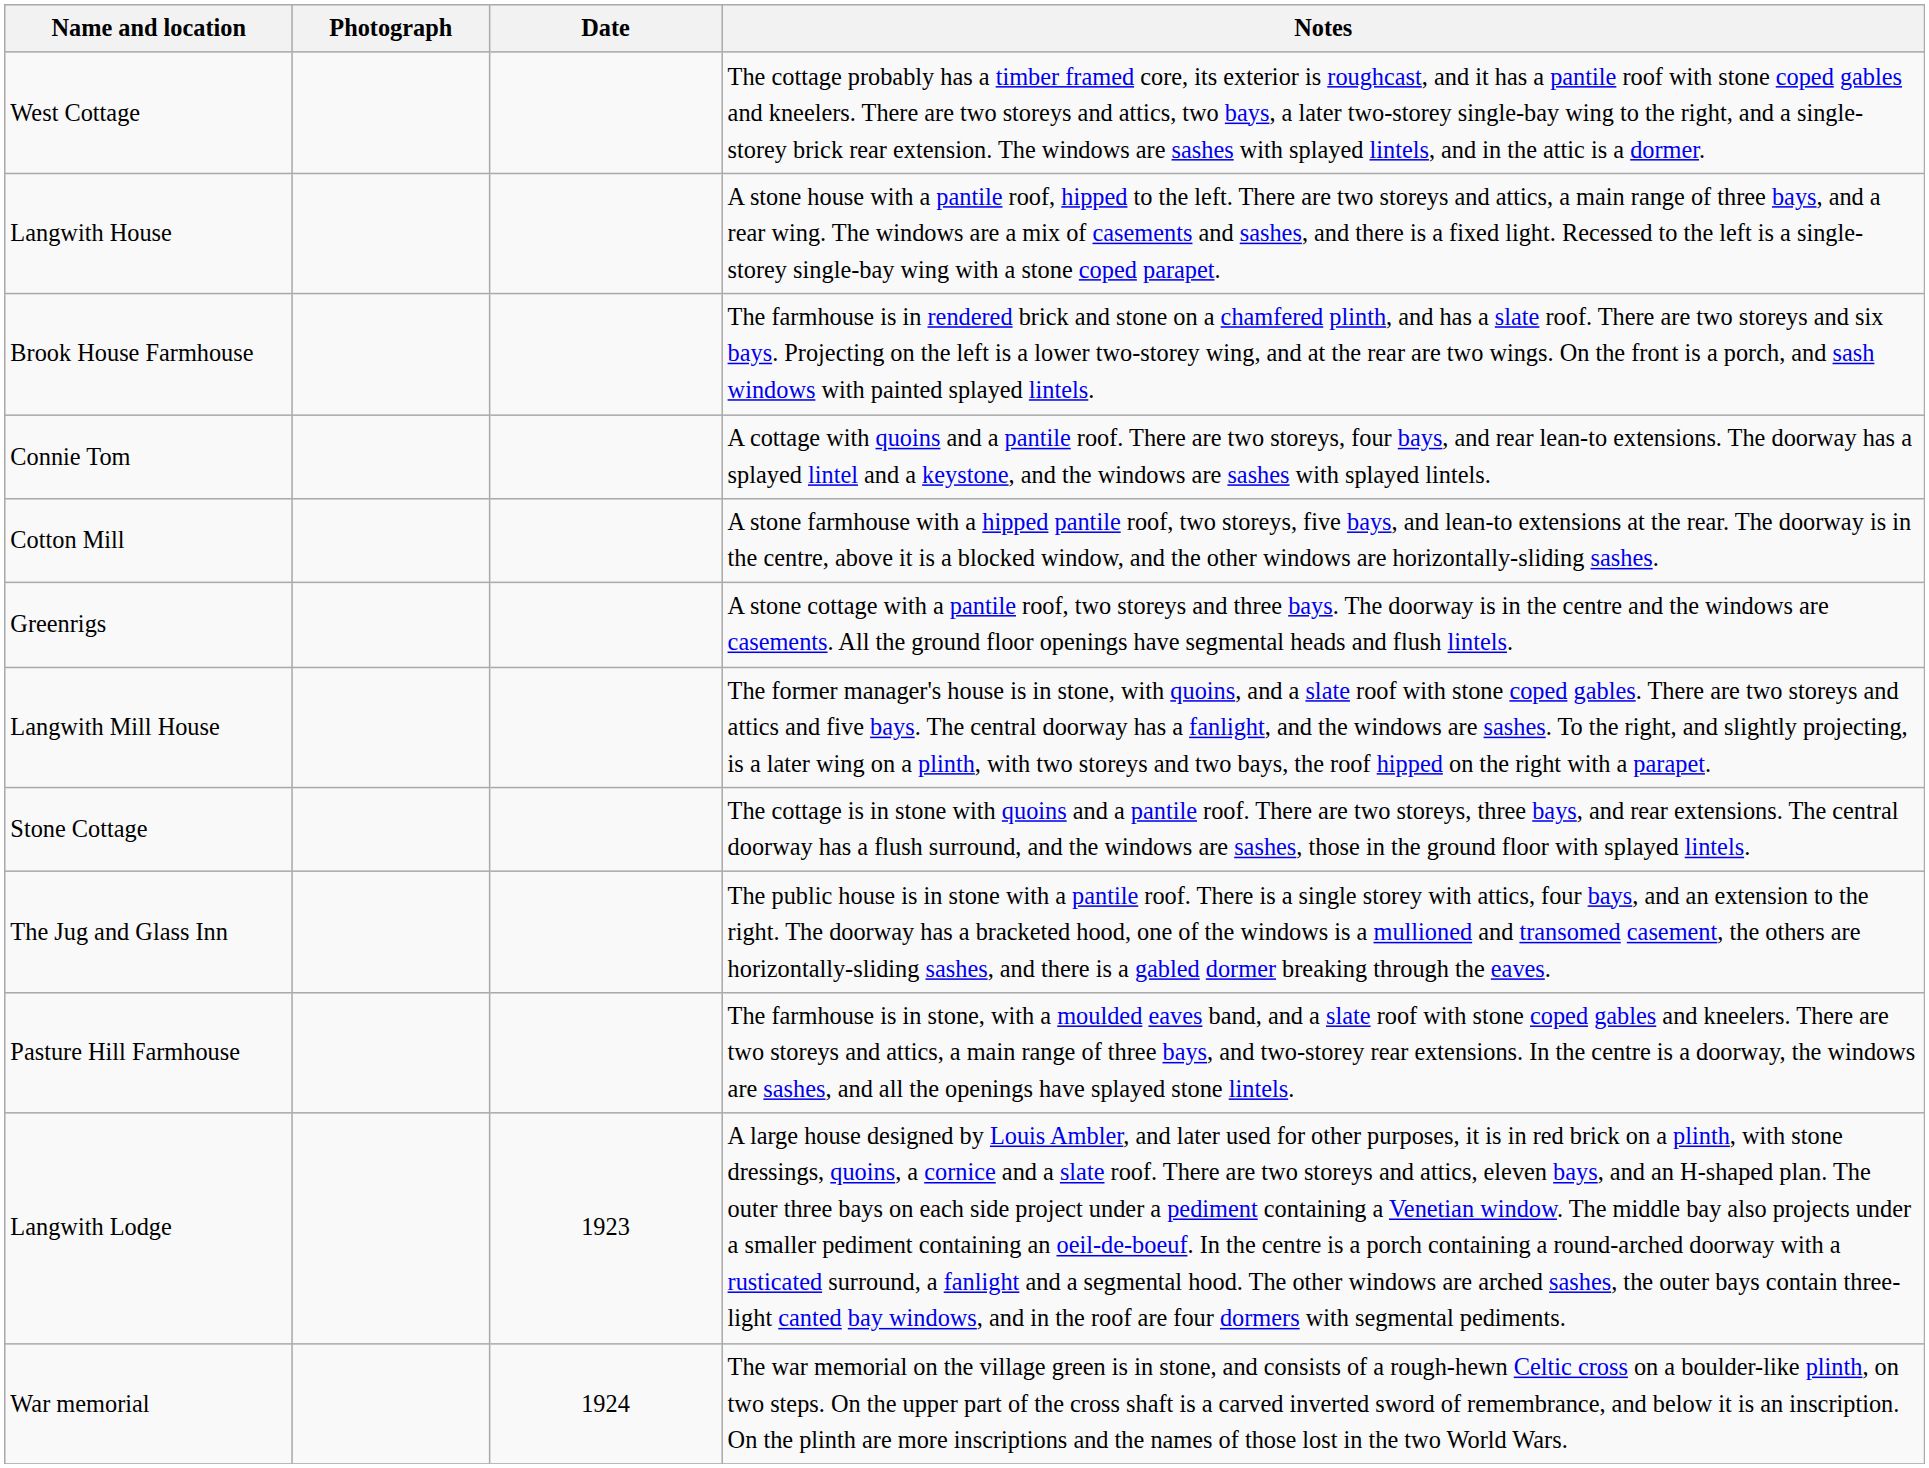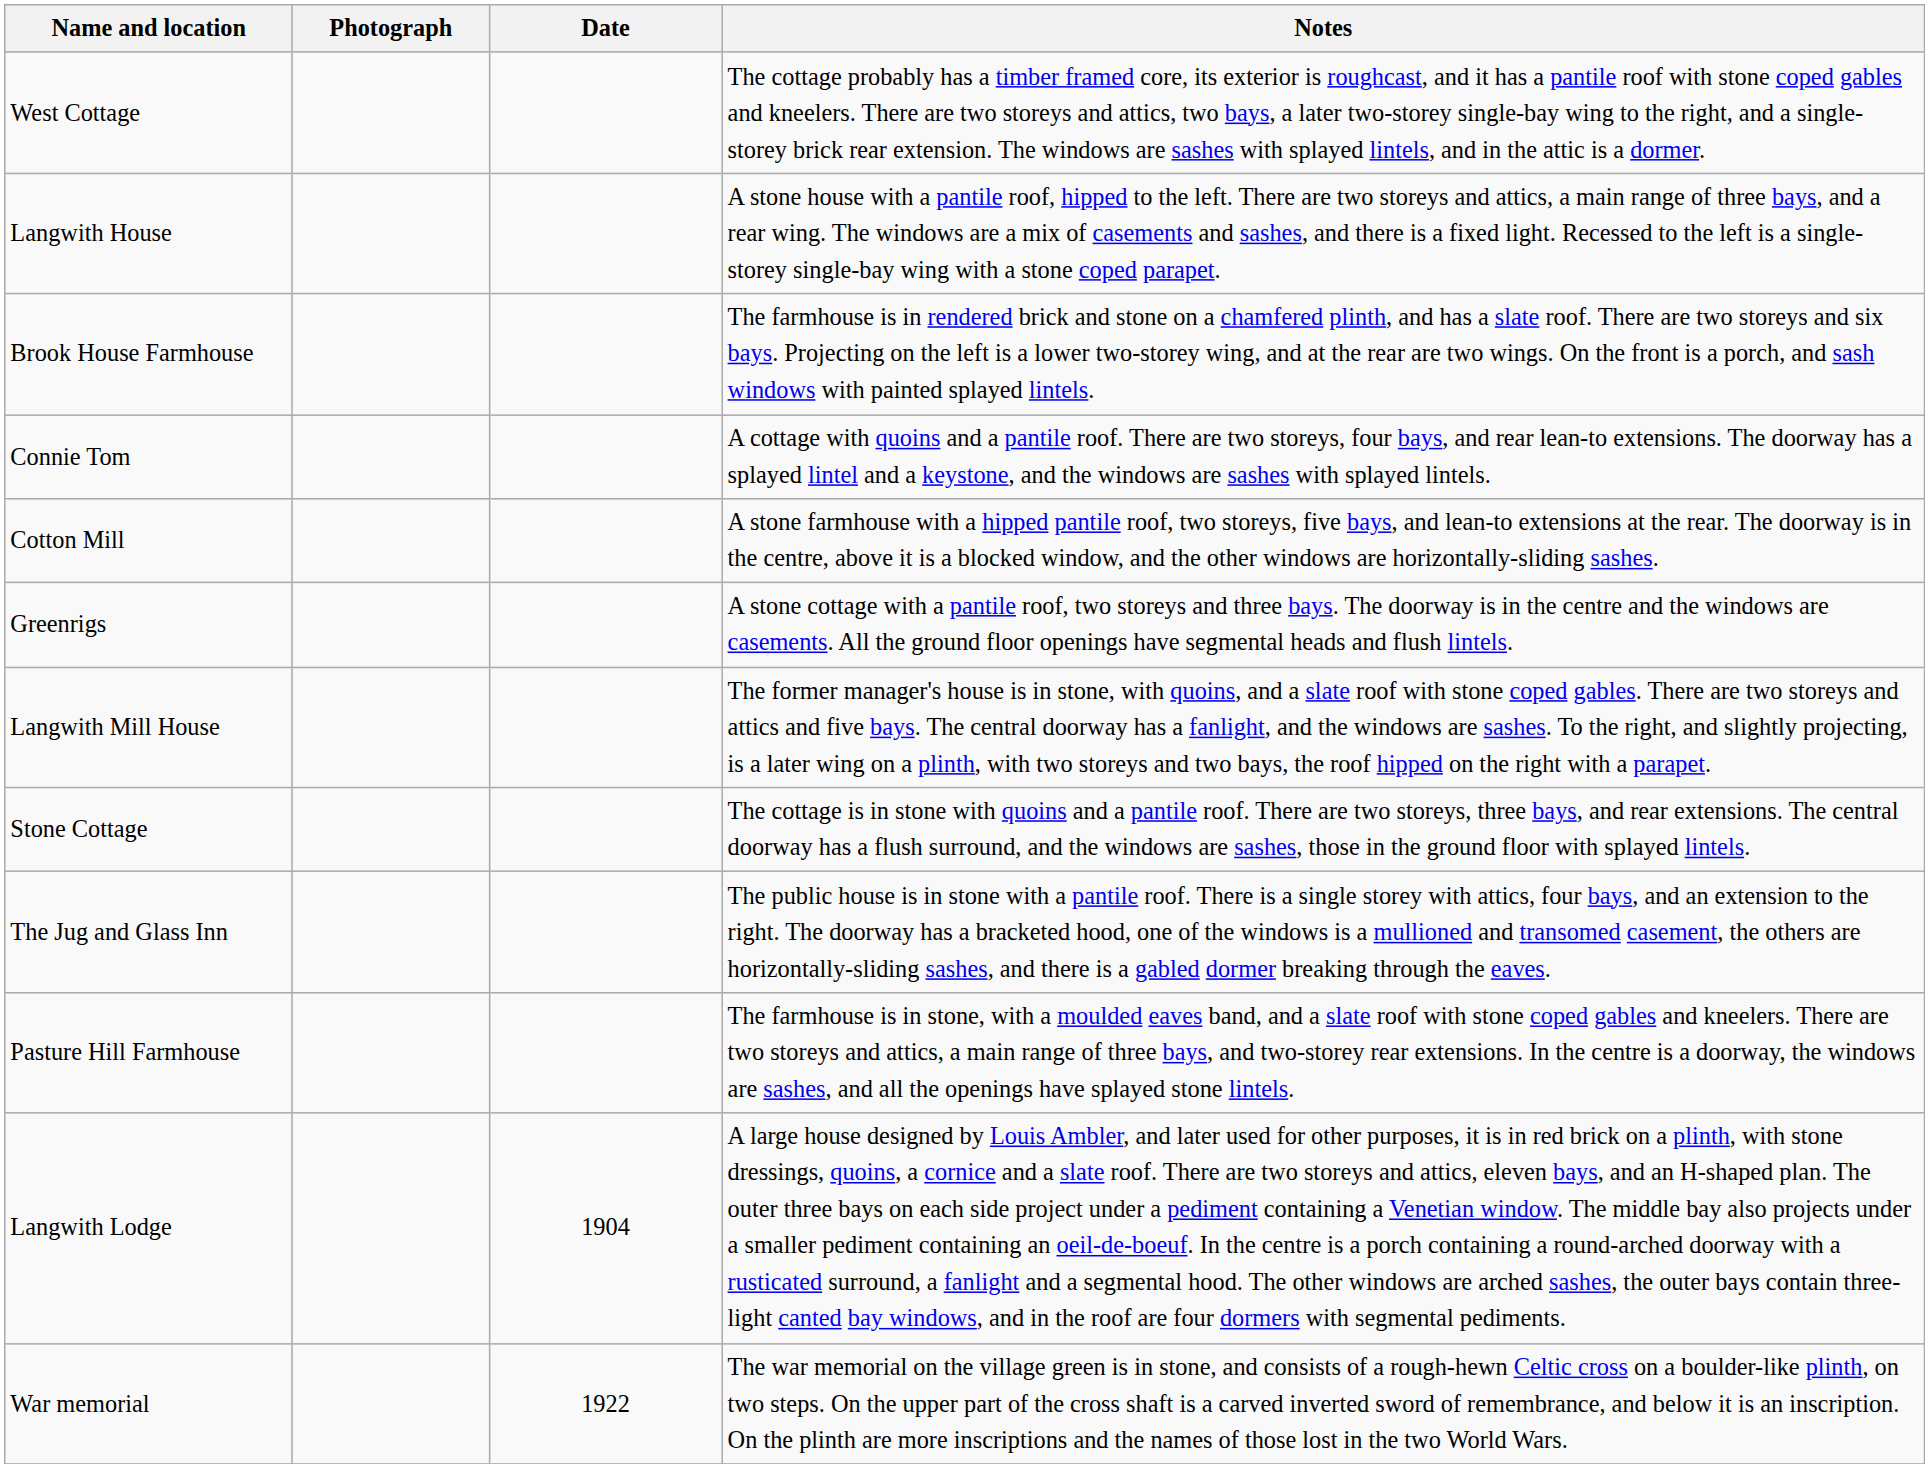(605, 1227) 1923 -> (605, 1227) 1904
(605, 1403) 1924 -> (605, 1403) 1922
